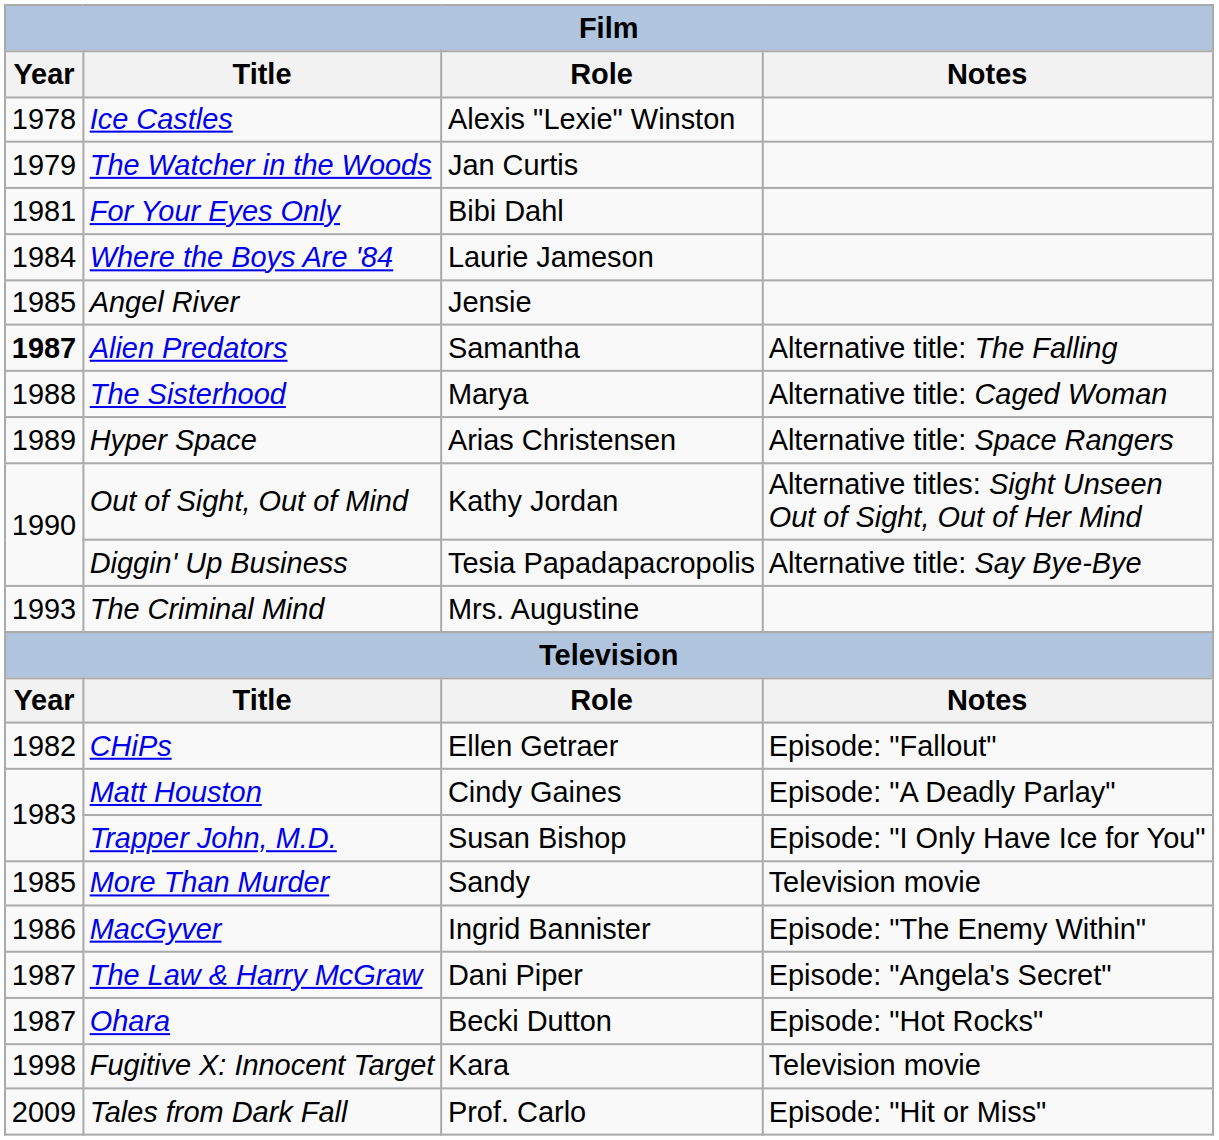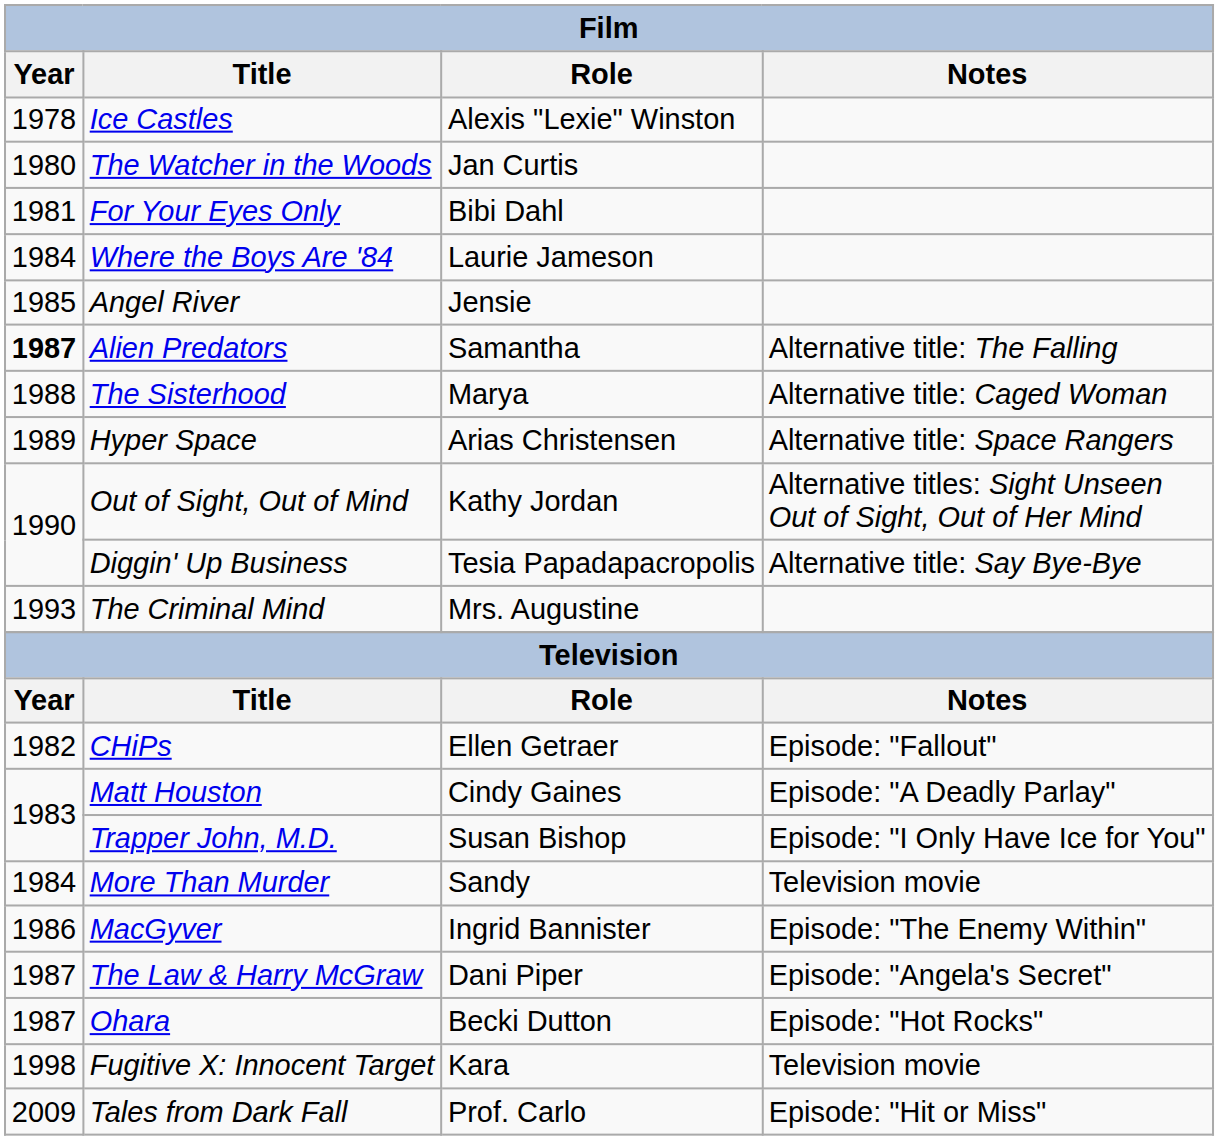(44, 165) 1979 -> (44, 165) 1980
(44, 884) 1985 -> (44, 884) 1984
